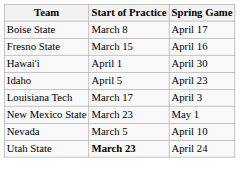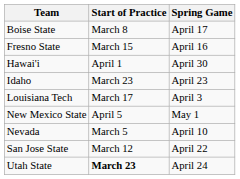(107, 81) April 5 -> (112, 81) March 23
(112, 115) March 23 -> (107, 115) April 5
+ row: (37, 149)
